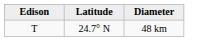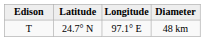+ column: (127, 12)
